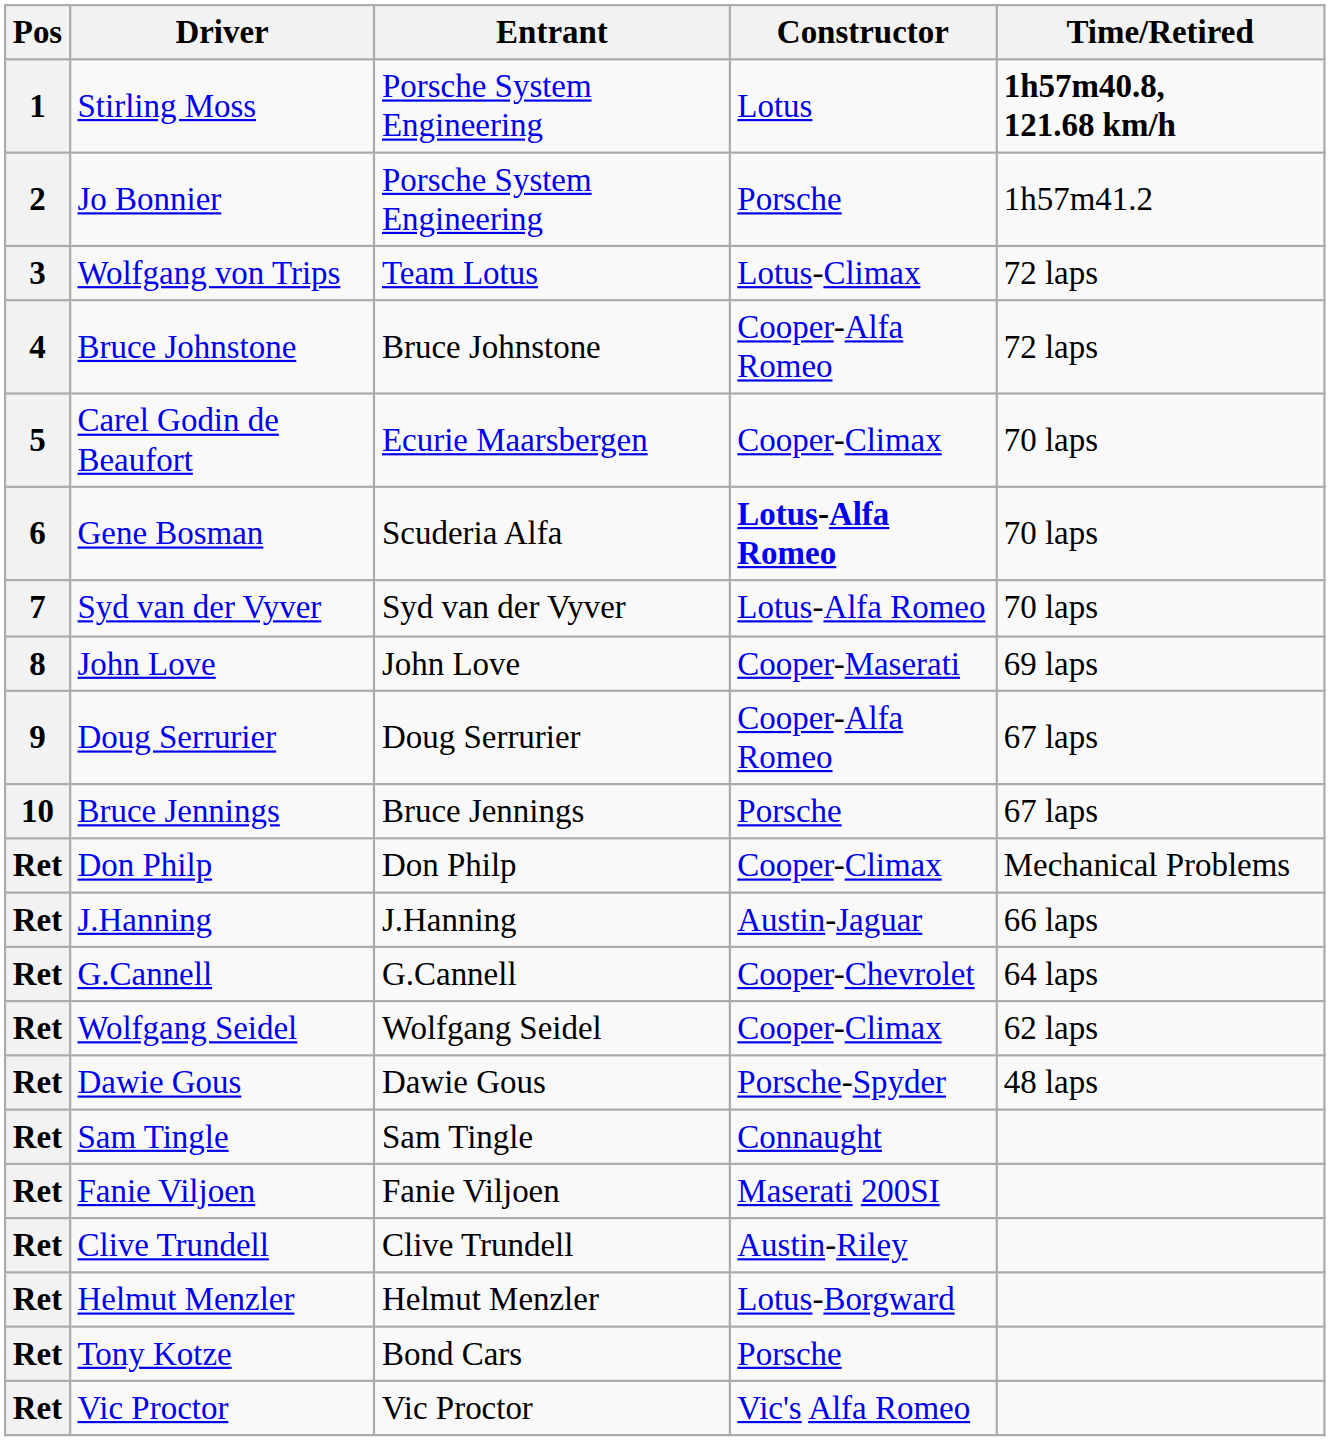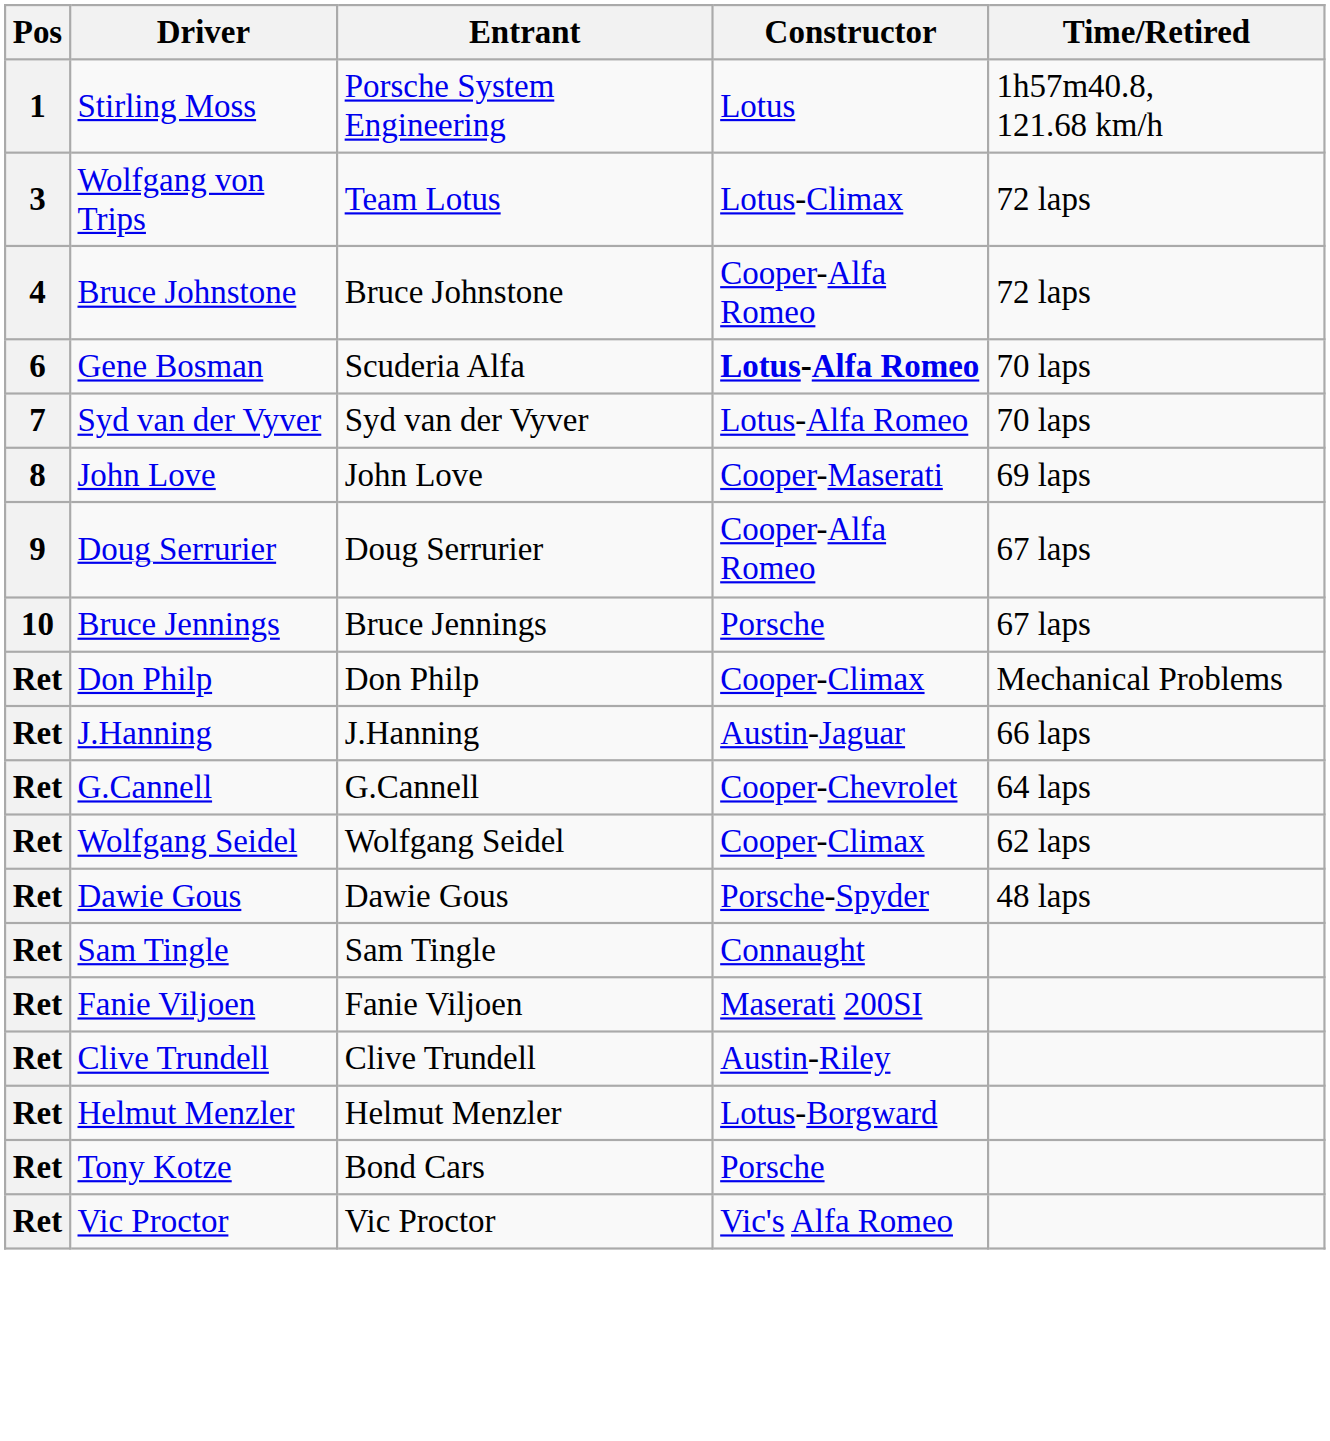(1090, 105) bold -> (1080, 105) normal
- row: (149, 199)
- row: (178, 440)
